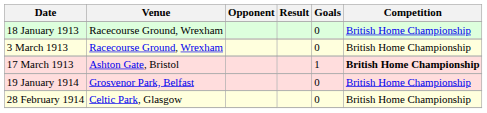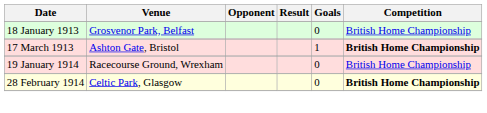(156, 30) Racecourse Ground, Wrexham -> (142, 30) Grosvenor Park, Belfast
- row: (37, 47)
(142, 82) Grosvenor Park, Belfast -> (156, 64) Racecourse Ground, Wrexham
(408, 99) normal -> (413, 82) bold
